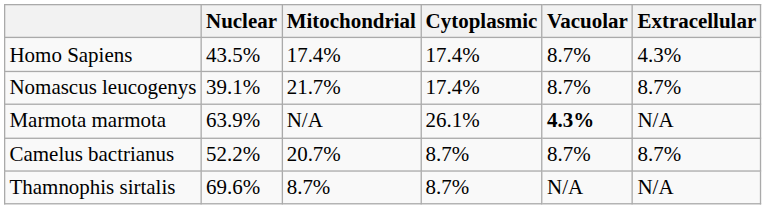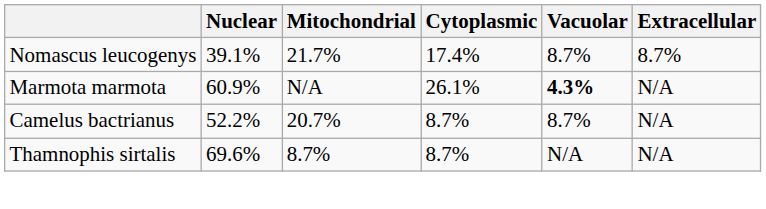- row: (71, 54)
(233, 120) 63.9% -> (233, 87) 60.9%
(659, 154) 8.7% -> (655, 120) N/A
